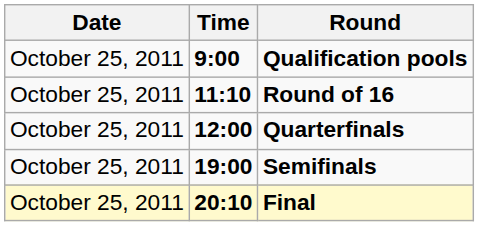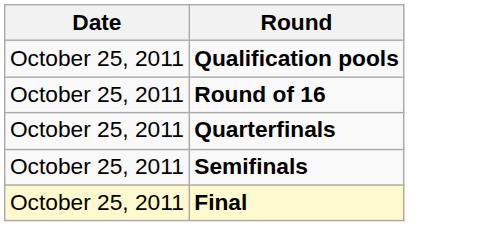- column: (223, 22)
